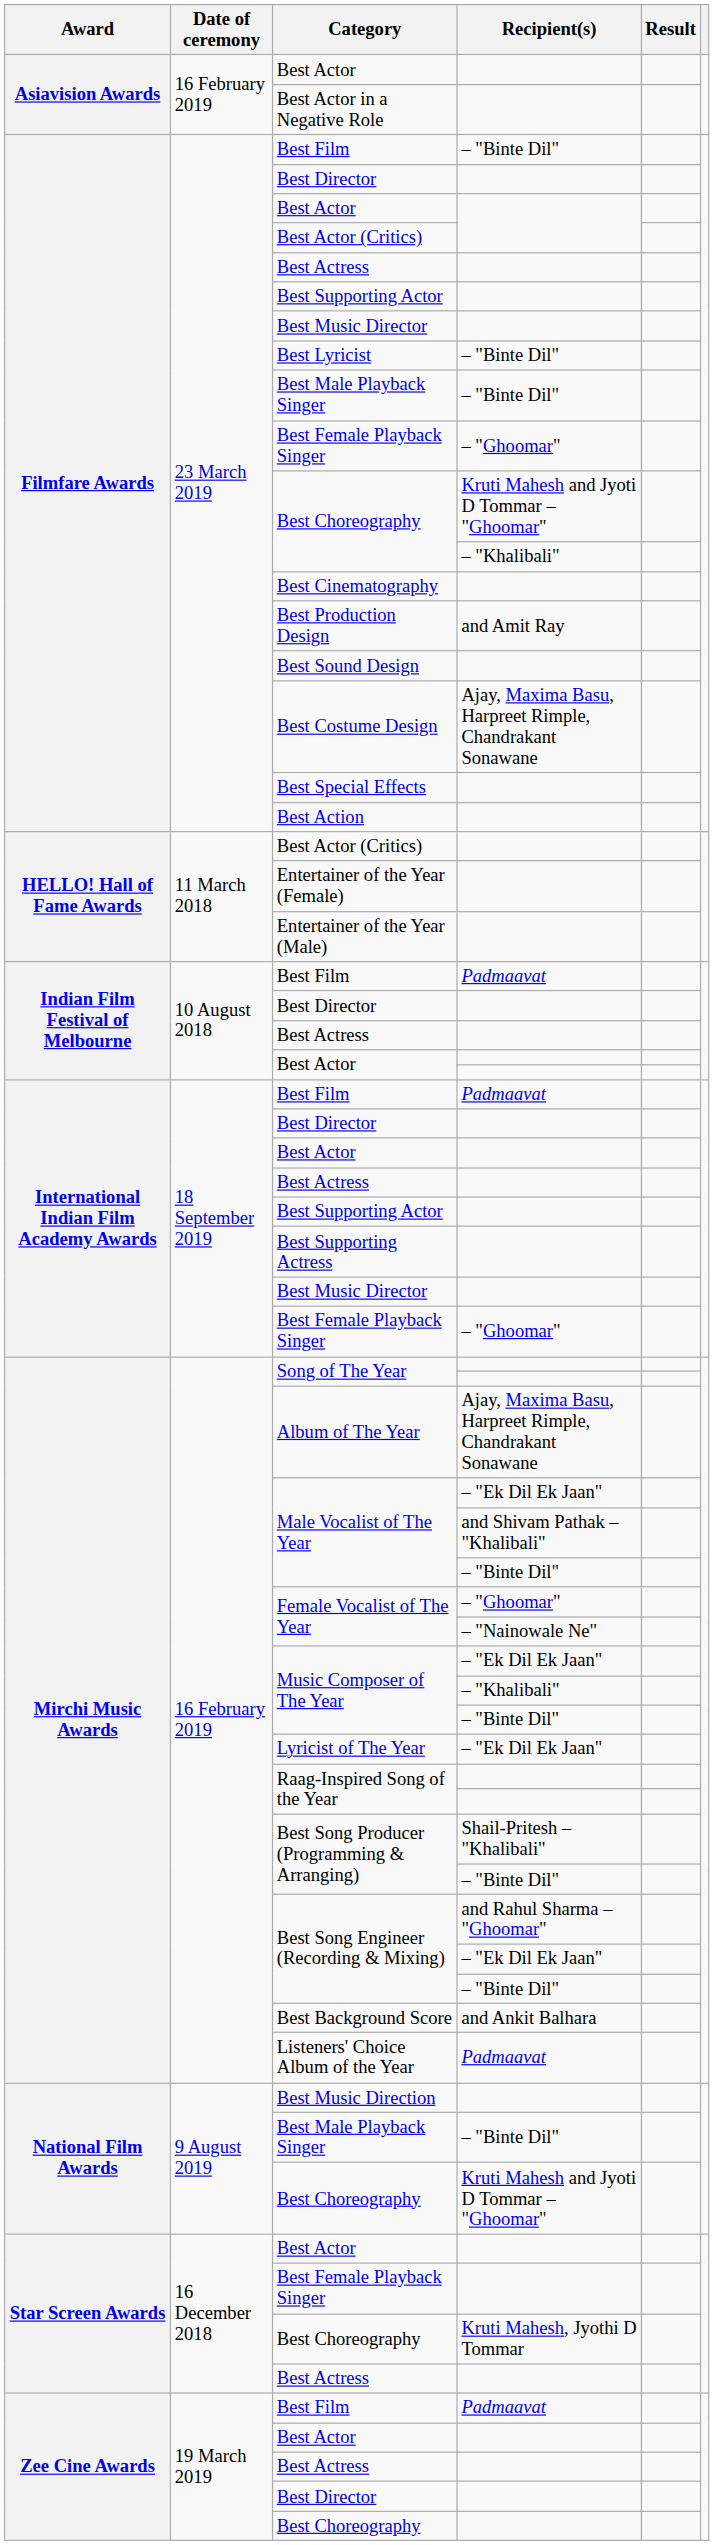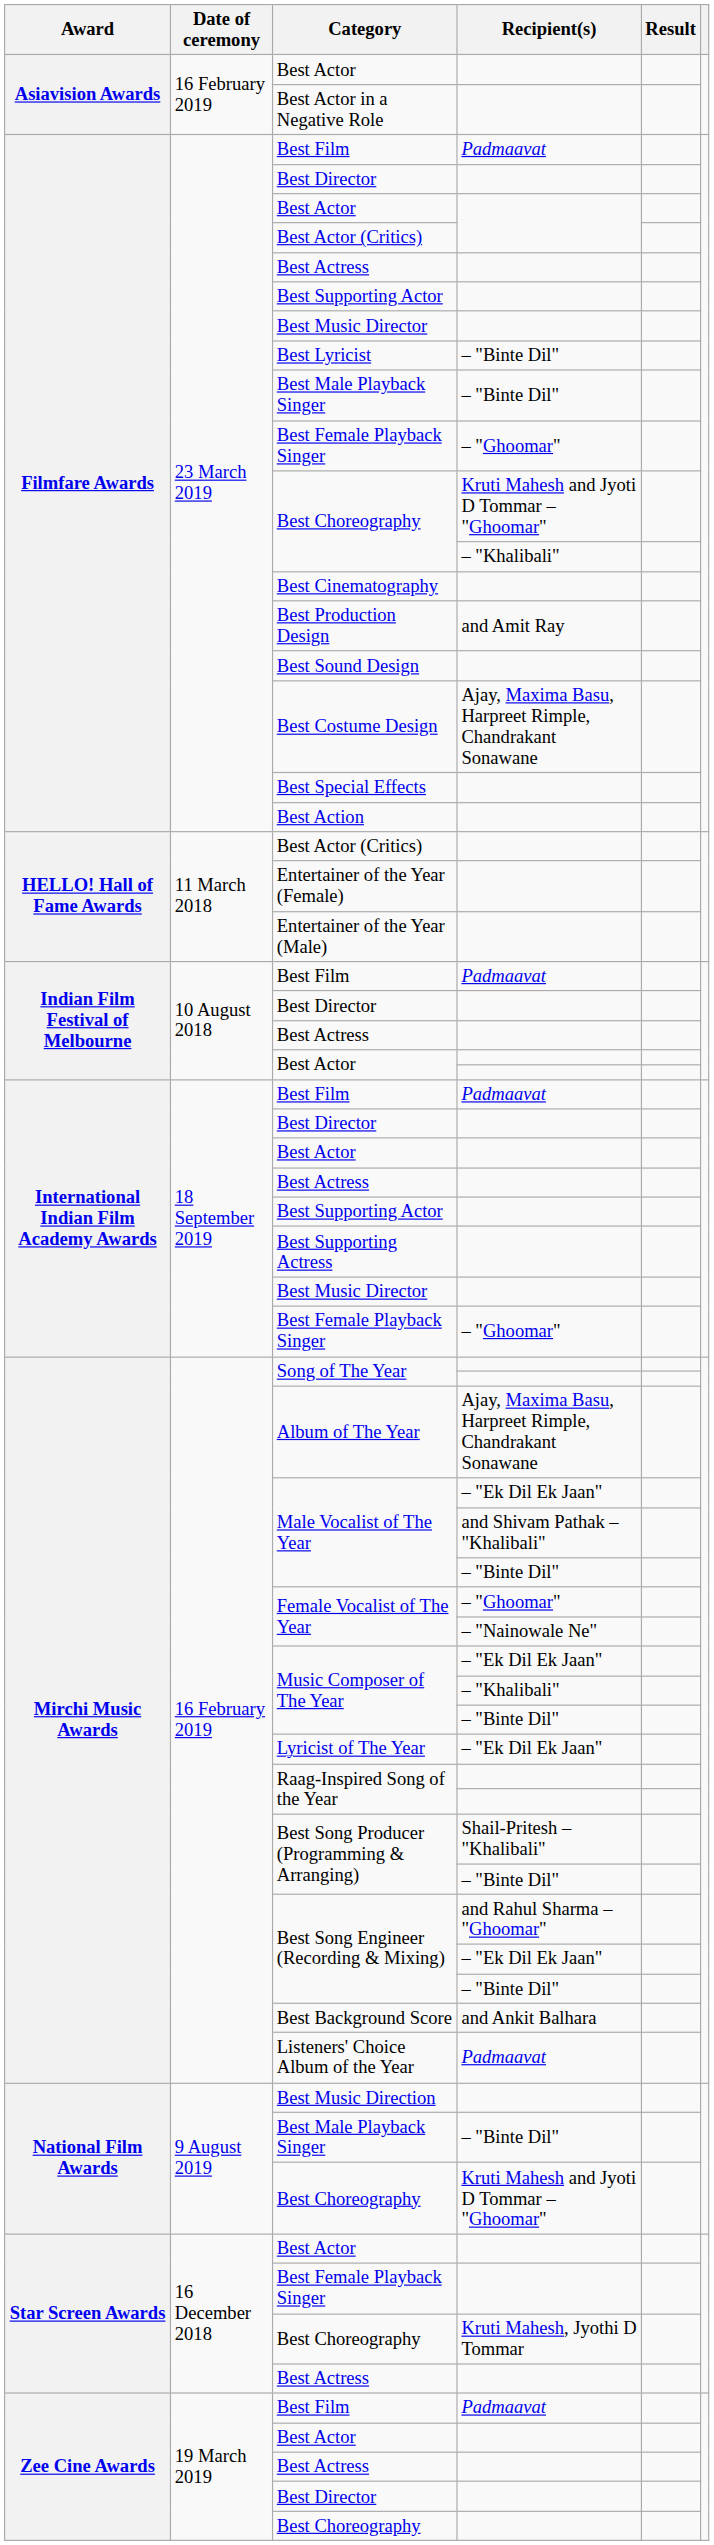(510, 149) – "Binte Dil" -> (504, 149) Padmaavat
